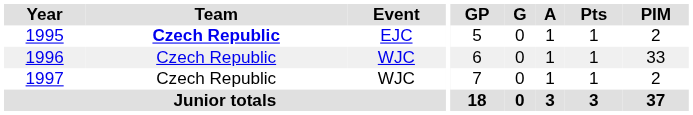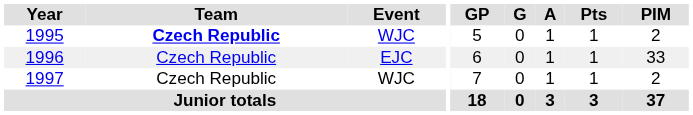(396, 36) EJC -> (396, 36) WJC
(396, 57) WJC -> (396, 57) EJC
